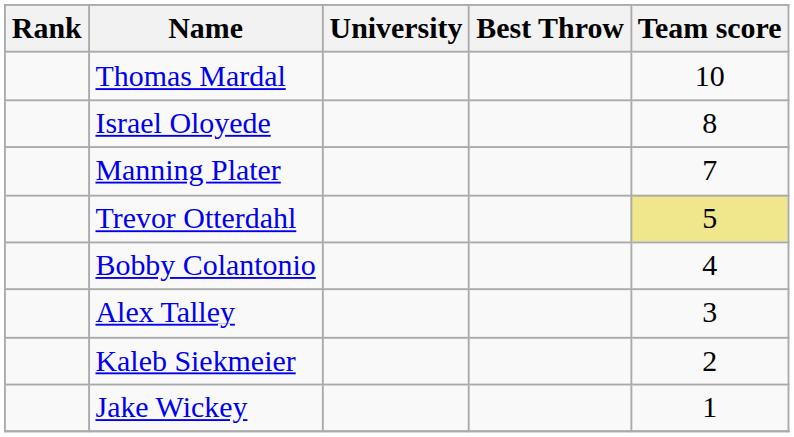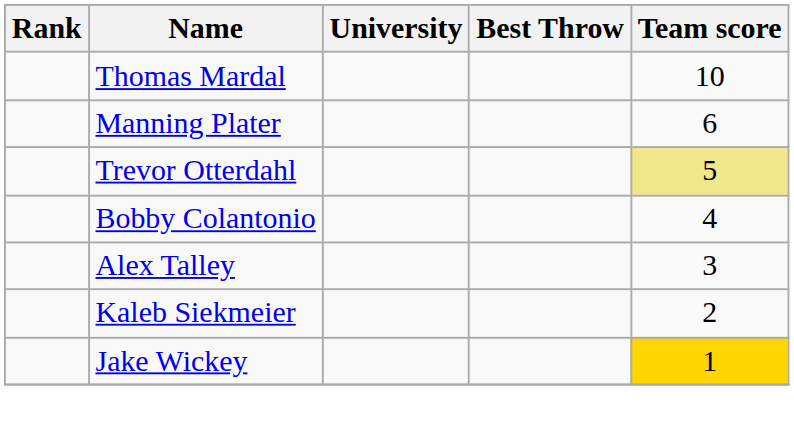- row: (183, 123)
(710, 170) 7 -> (710, 123) 6
(710, 407) no background -> (710, 360) gold background
